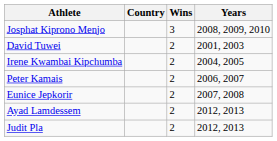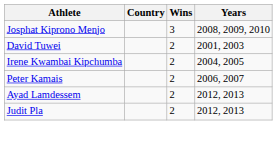- row: (40, 95)
